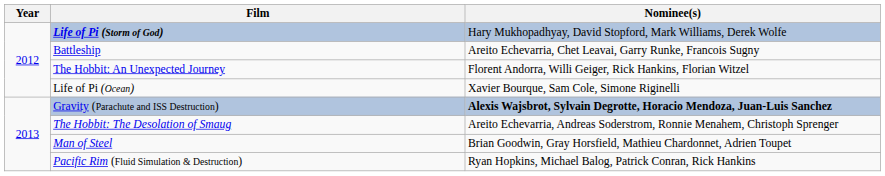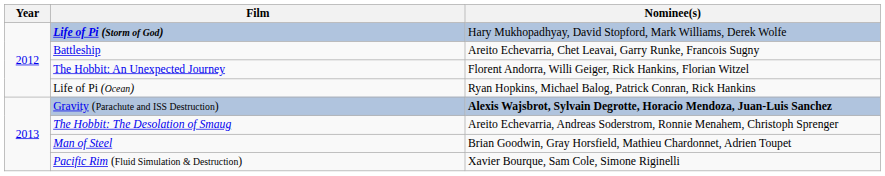(574, 87) Xavier Bourque, Sam Cole, Simone Riginelli -> (612, 87) Ryan Hopkins, Michael Balog, Patrick Conran, Rick Hankins
(612, 161) Ryan Hopkins, Michael Balog, Patrick Conran, Rick Hankins -> (574, 161) Xavier Bourque, Sam Cole, Simone Riginelli
